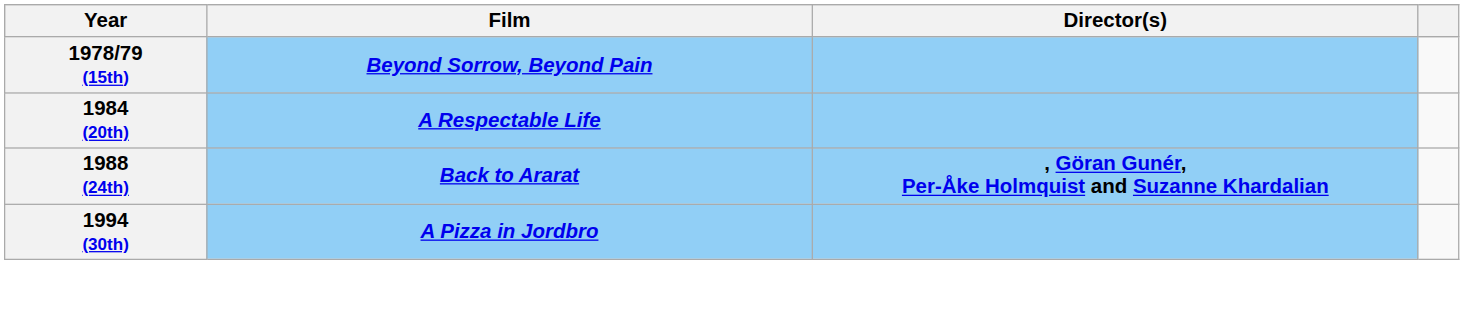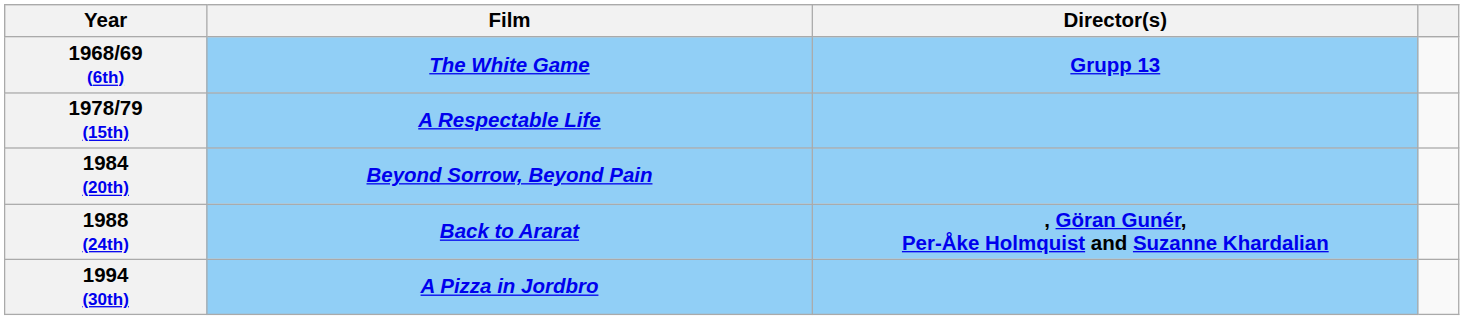+ row: (106, 64)
(509, 64) Beyond Sorrow, Beyond Pain -> (509, 120) A Respectable Life
(509, 120) A Respectable Life -> (509, 175) Beyond Sorrow, Beyond Pain
